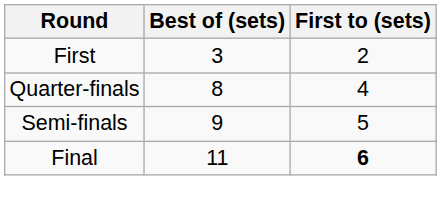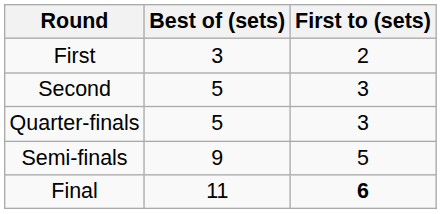+ row: (75, 89)
(217, 89) 8 -> (217, 123) 5
(363, 89) 4 -> (363, 123) 3
